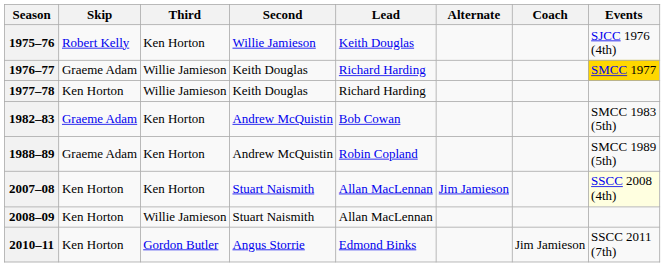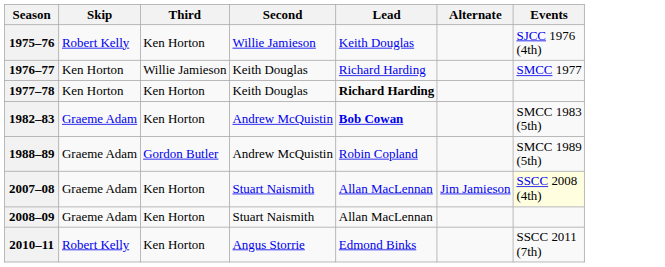- column: (550, 14)
(100, 70) Graeme Adam -> (93, 70) Ken Horton
(624, 70) gold background -> (549, 70) no background
(185, 91) Willie Jamieson -> (174, 91) Ken Horton
(382, 91) normal -> (387, 91) bold
(370, 118) normal -> (371, 118) bold
(174, 153) Ken Horton -> (181, 153) Gordon Butler
(93, 189) Ken Horton -> (100, 189) Graeme Adam
(93, 216) Ken Horton -> (100, 216) Graeme Adam
(185, 216) Willie Jamieson -> (174, 216) Ken Horton
(93, 244) Ken Horton -> (96, 244) Robert Kelly
(181, 244) Gordon Butler -> (174, 244) Ken Horton
